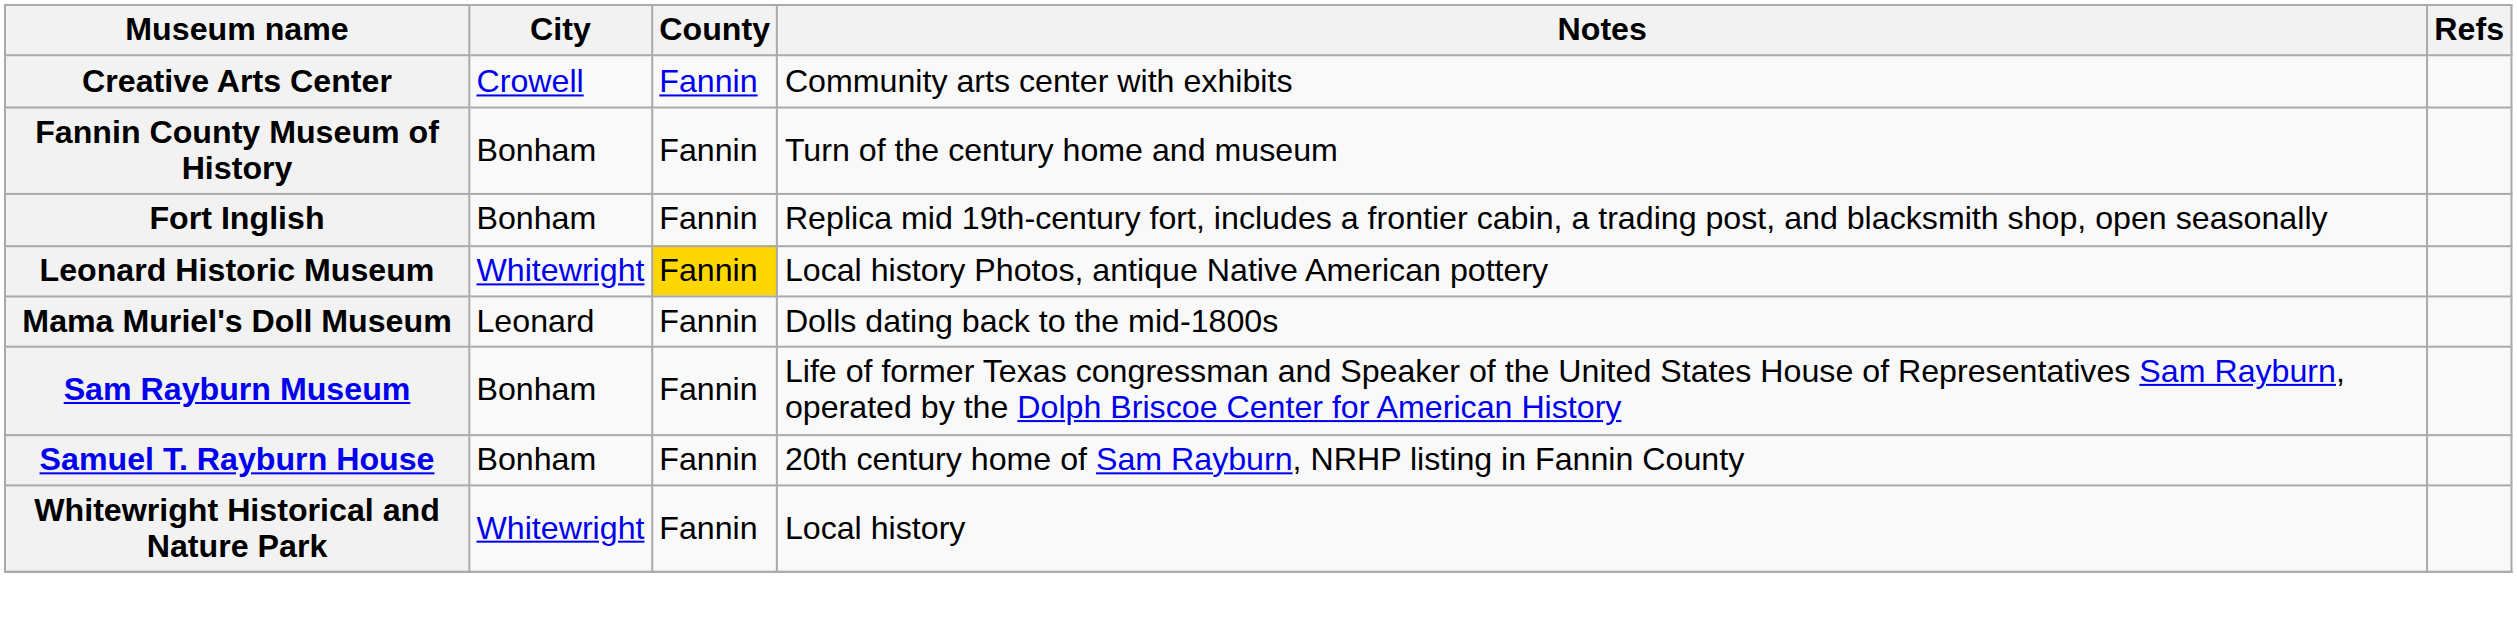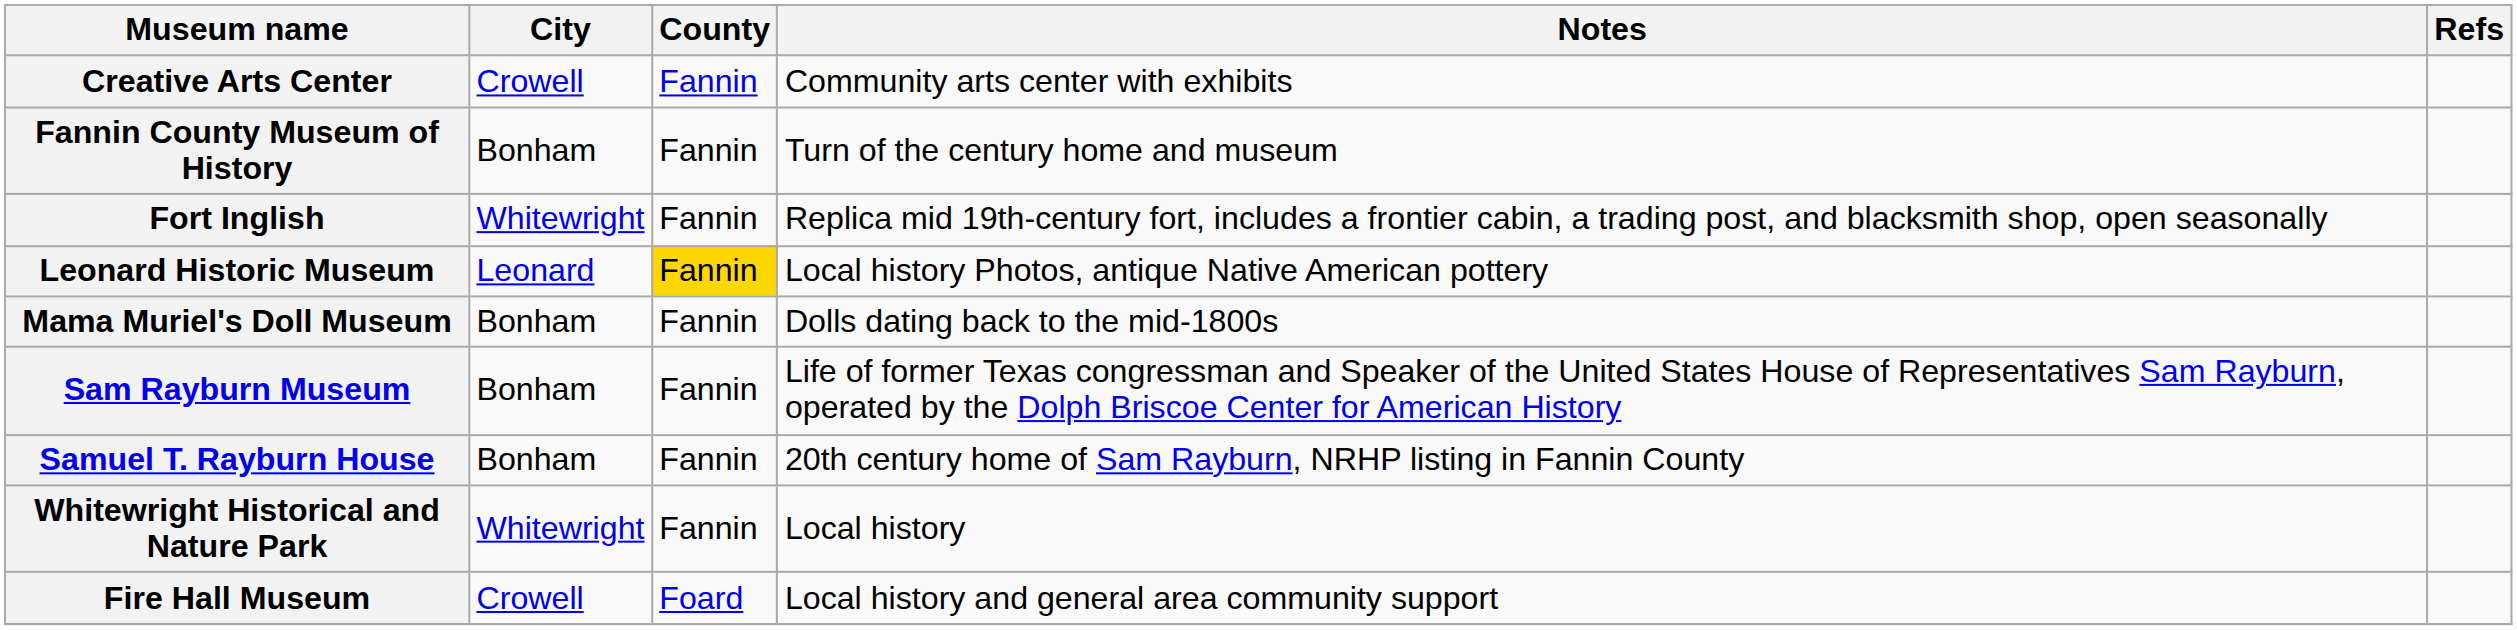(536, 219) Bonham -> (560, 219) Whitewright
(560, 270) Whitewright -> (535, 270) Leonard
(535, 321) Leonard -> (536, 321) Bonham
+ row: (237, 597)
